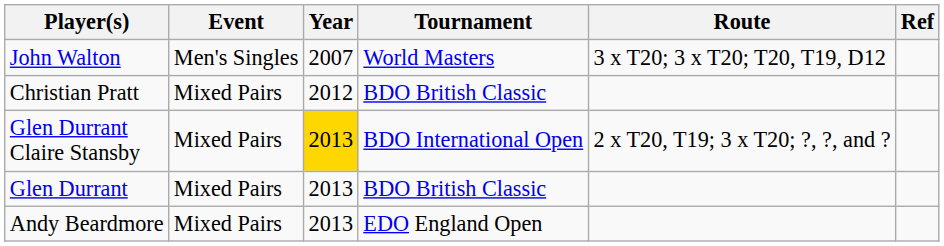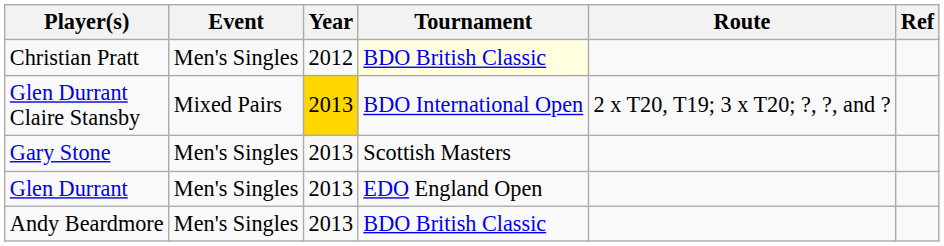- row: (65, 57)
(228, 92) Mixed Pairs -> (236, 57) Men's Singles
(455, 92) no background -> (455, 57) lightyellow background
+ row: (60, 152)
(228, 188) Mixed Pairs -> (236, 188) Men's Singles
(455, 188) BDO British Classic -> (453, 188) EDO England Open
(228, 223) Mixed Pairs -> (236, 223) Men's Singles
(453, 223) EDO England Open -> (455, 223) BDO British Classic
